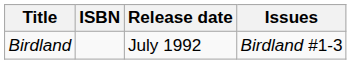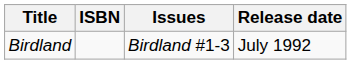columns swapped: (180, 18) <-> (291, 18)
